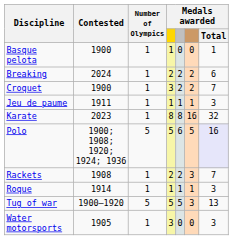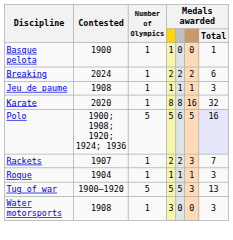- row: (24, 88)
(101, 102) 1911 -> (101, 88) 1908
(101, 116) 2023 -> (101, 102) 2020
(101, 175) 1908 -> (101, 161) 1907
(101, 189) 1914 -> (101, 175) 1904
(101, 222) 1905 -> (101, 208) 1908
